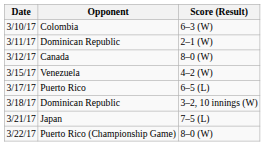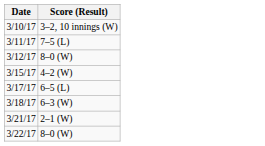- column: (108, 12)
(197, 27) 6–3 (W) -> (79, 27) 3–2, 10 innings (W)
(197, 42) 2–1 (W) -> (55, 42) 7–5 (L)
(219, 103) 3–2, 10 innings (W) -> (56, 103) 6–3 (W)
(195, 118) 7–5 (L) -> (56, 118) 2–1 (W)
